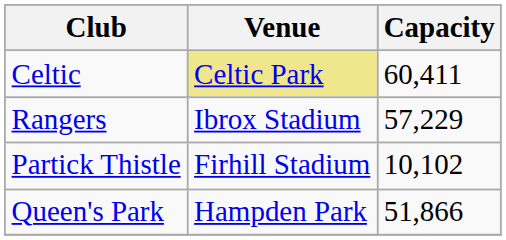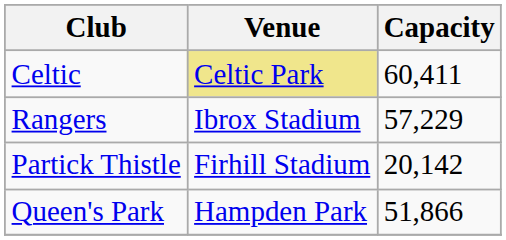(423, 165) 10,102 -> (423, 165) 20,142
